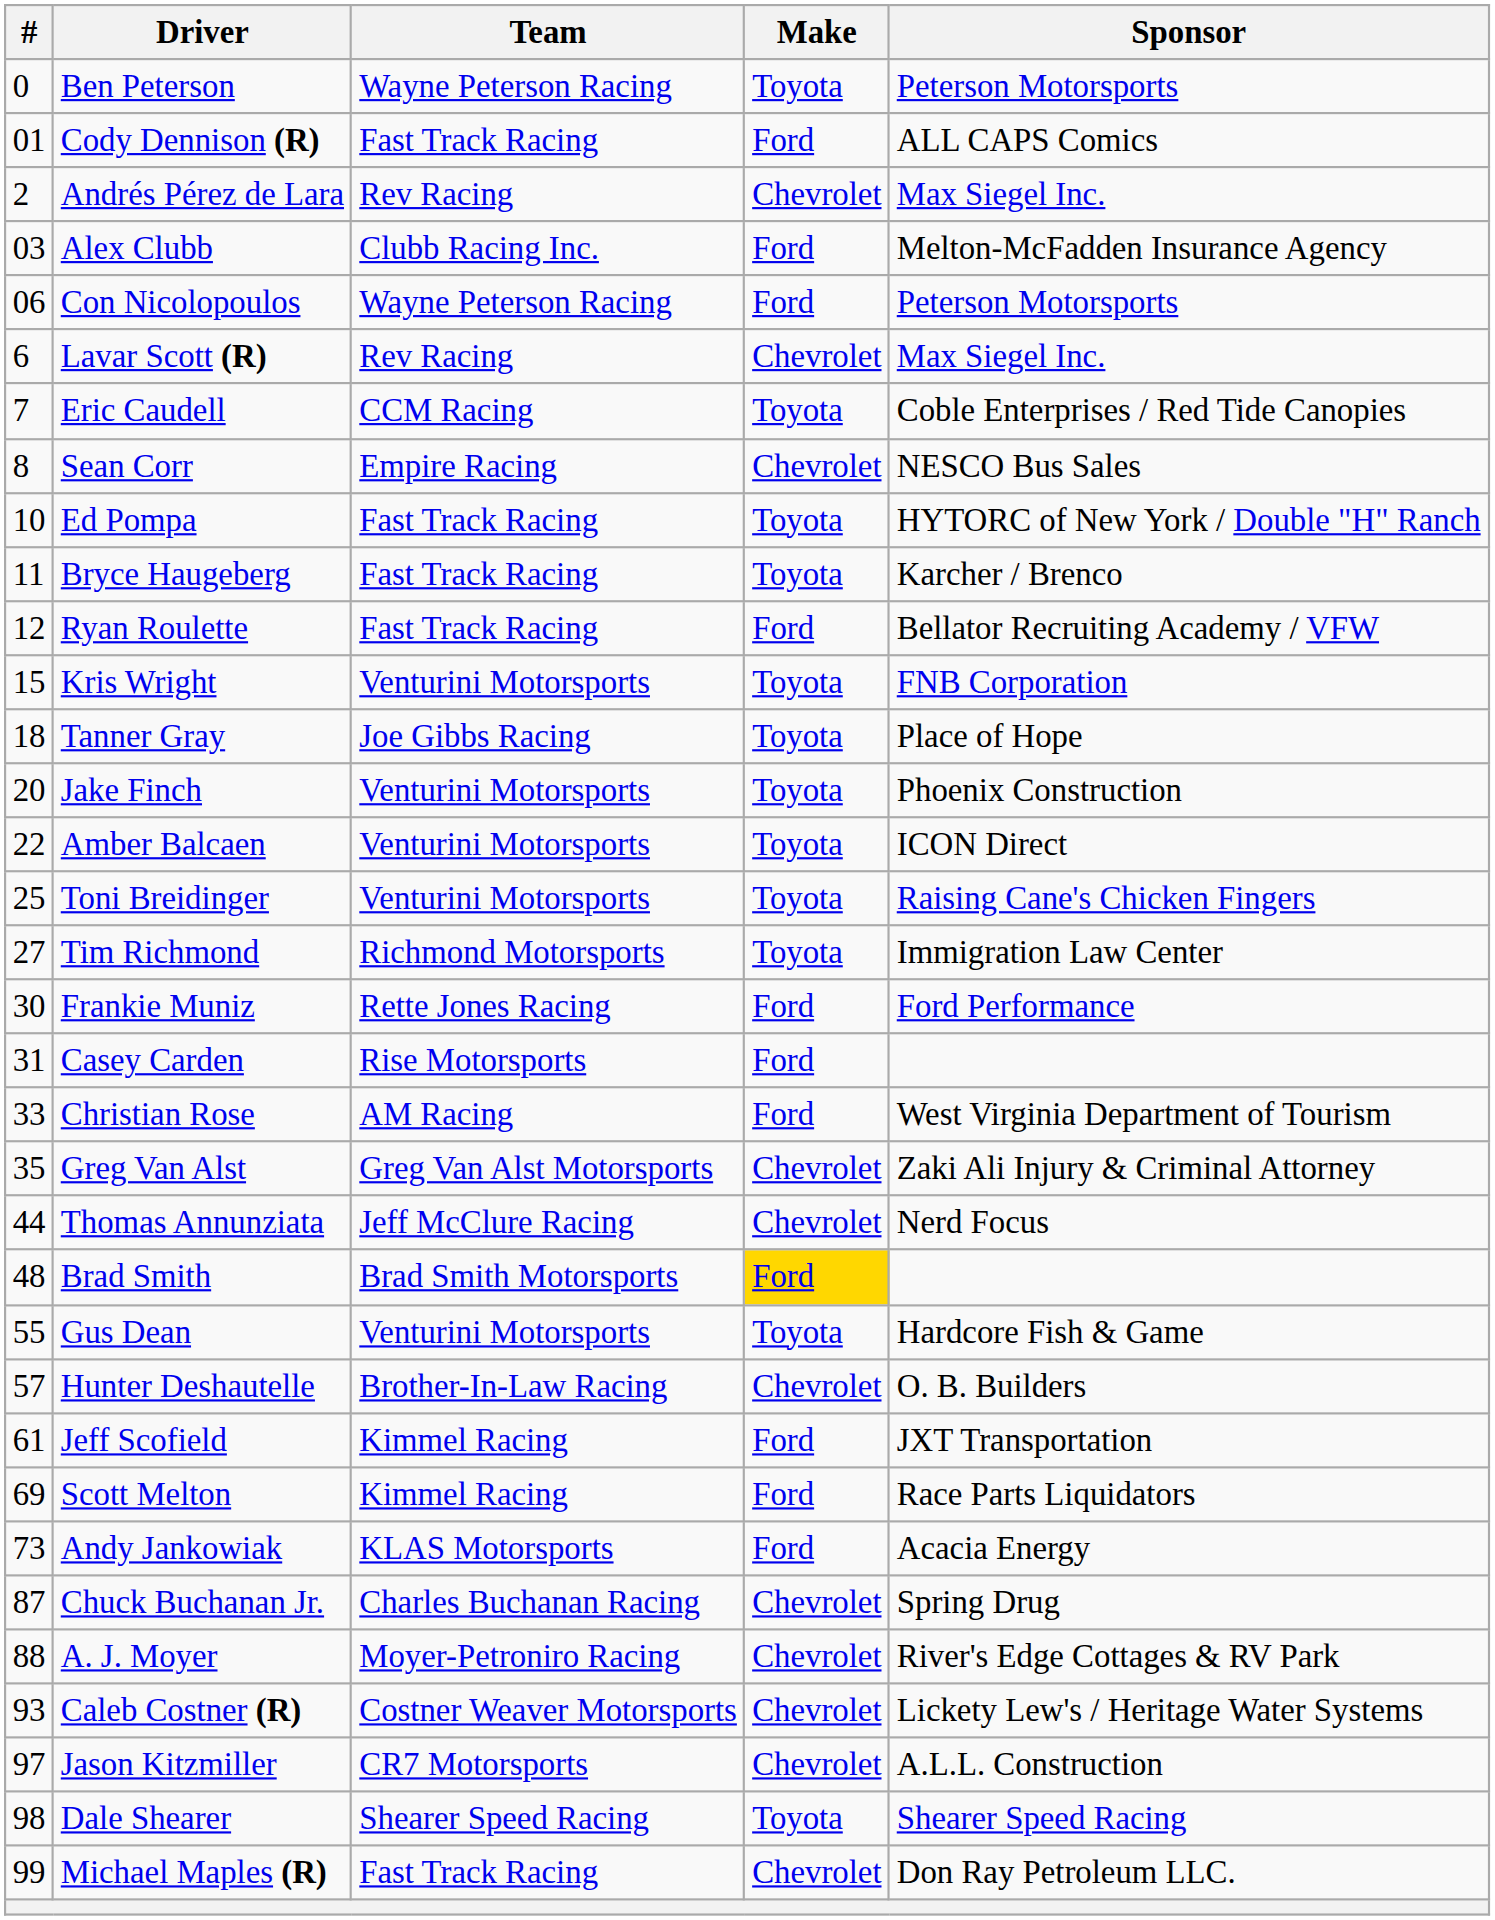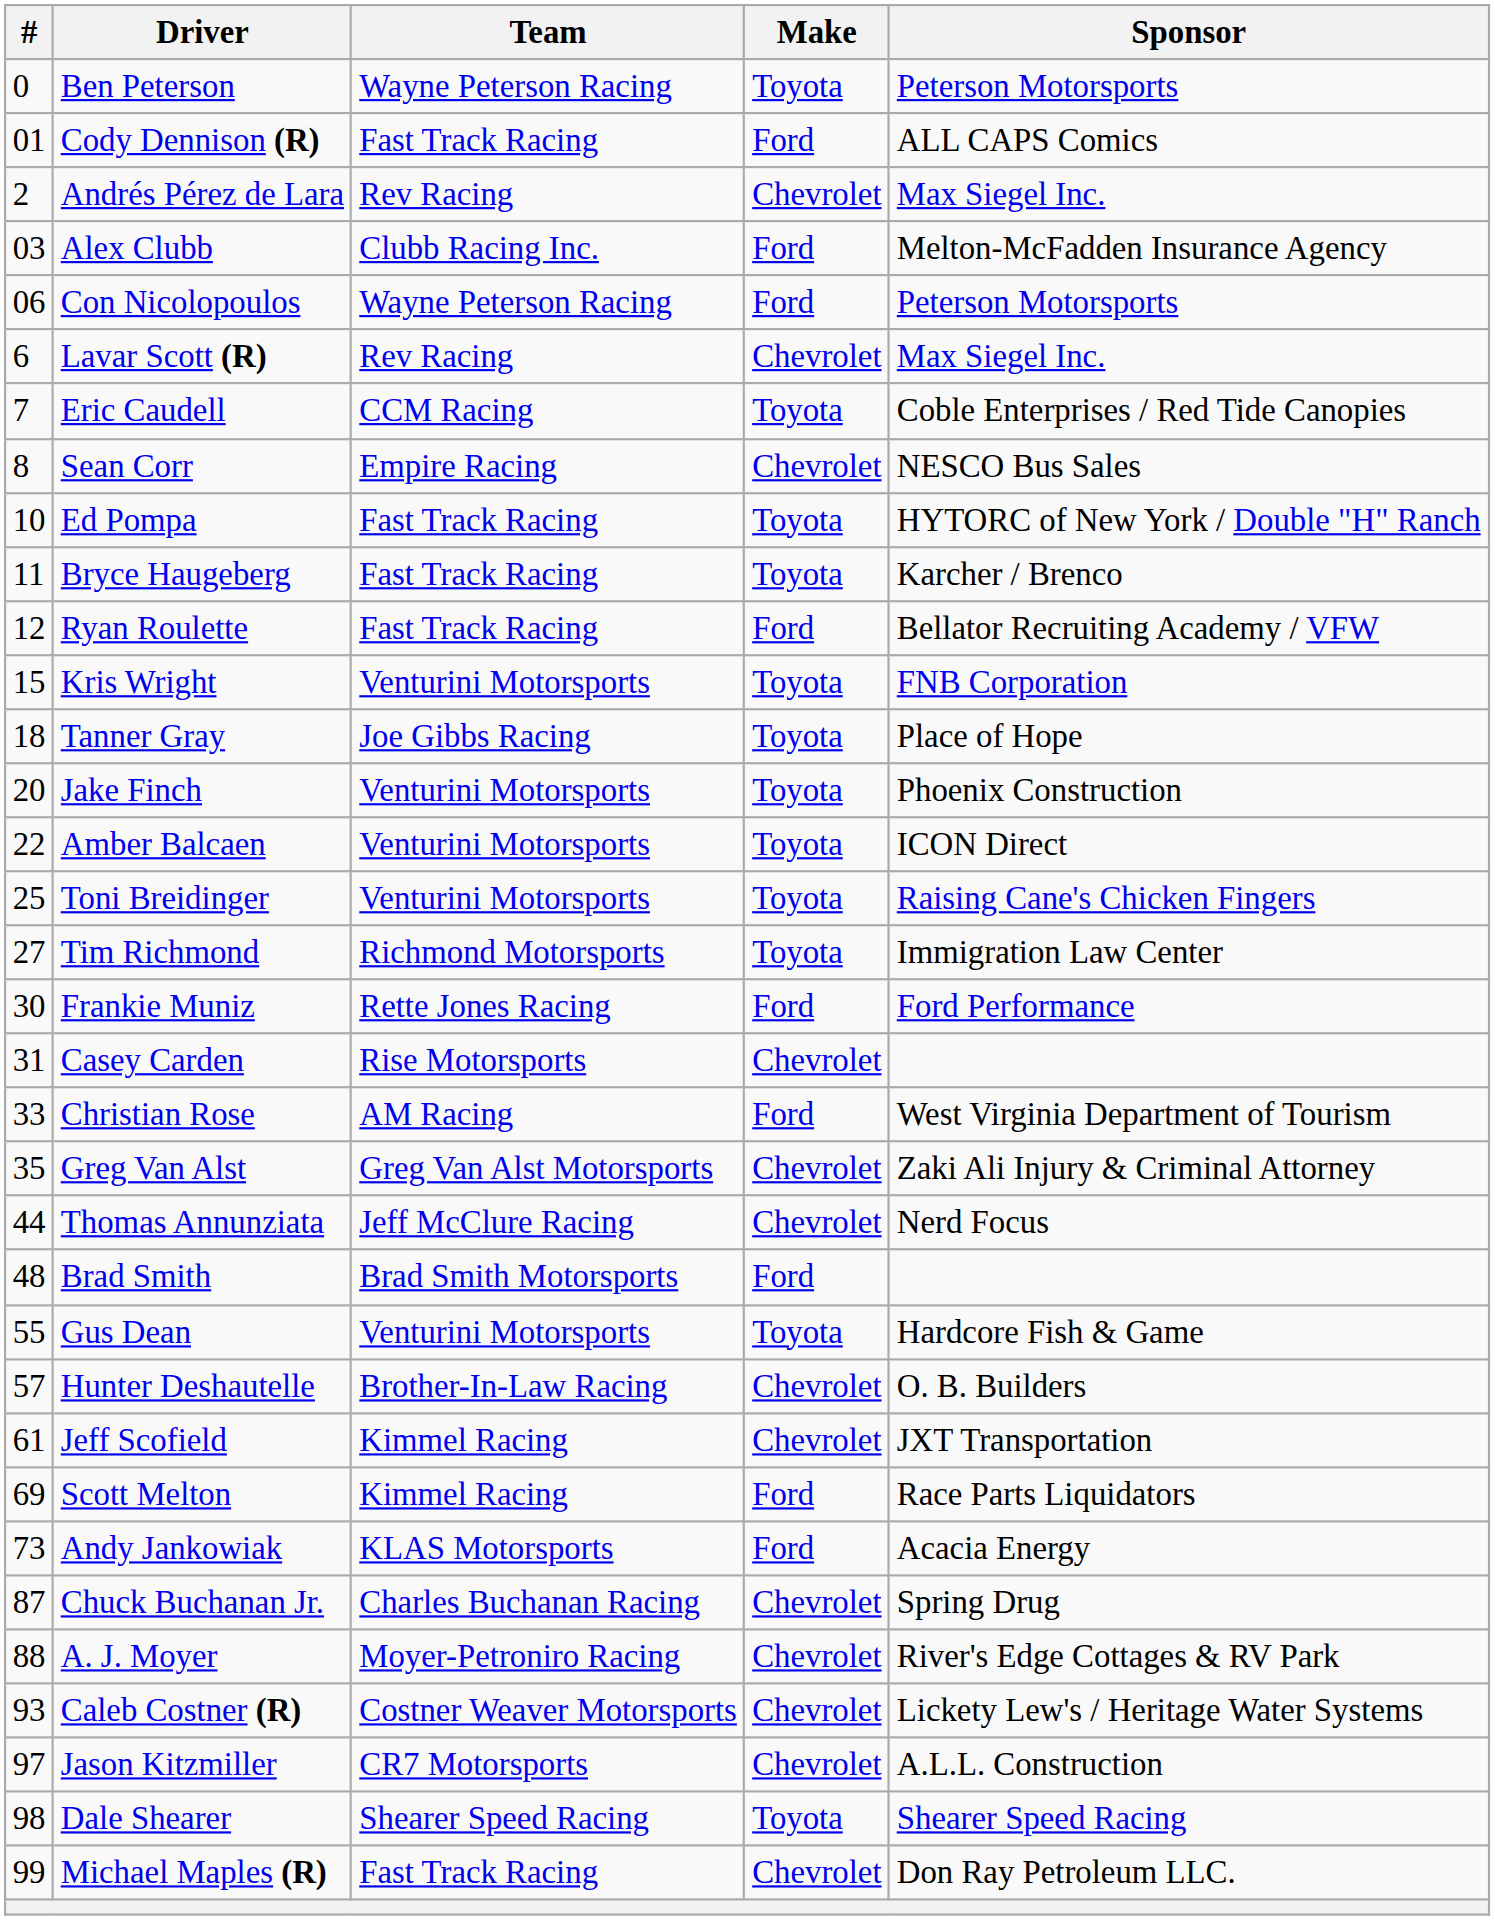(783, 1060) Ford -> (817, 1060) Chevrolet
(783, 1276) gold background -> (783, 1276) no background
(783, 1439) Ford -> (817, 1439) Chevrolet
